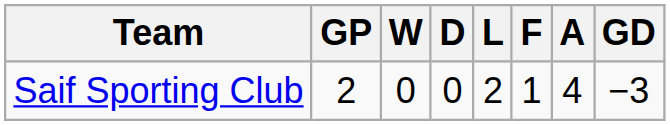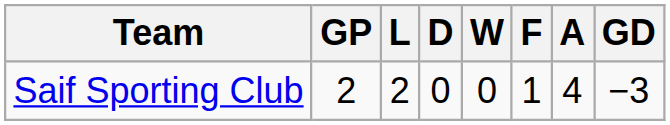columns swapped: (406, 33) <-> (493, 33)
